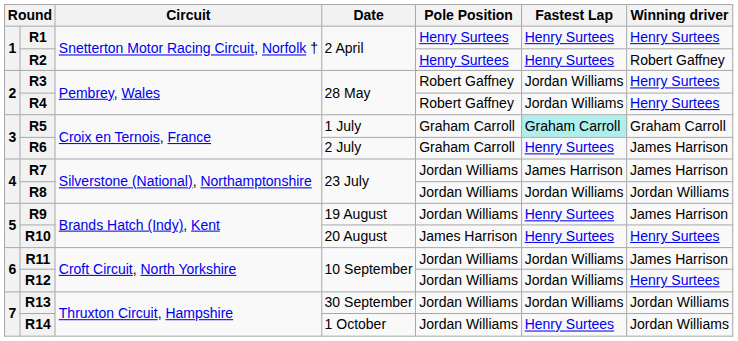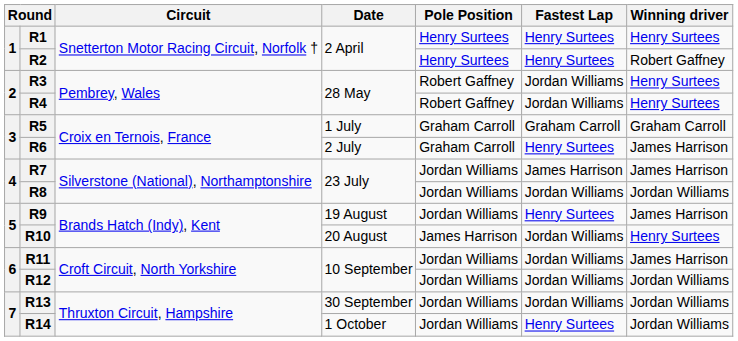(572, 126) paleturquoise background -> (572, 126) no background
(569, 236) Henry Surtees -> (574, 236) Jordan Williams
(675, 280) Henry Surtees -> (679, 280) Jordan Williams
